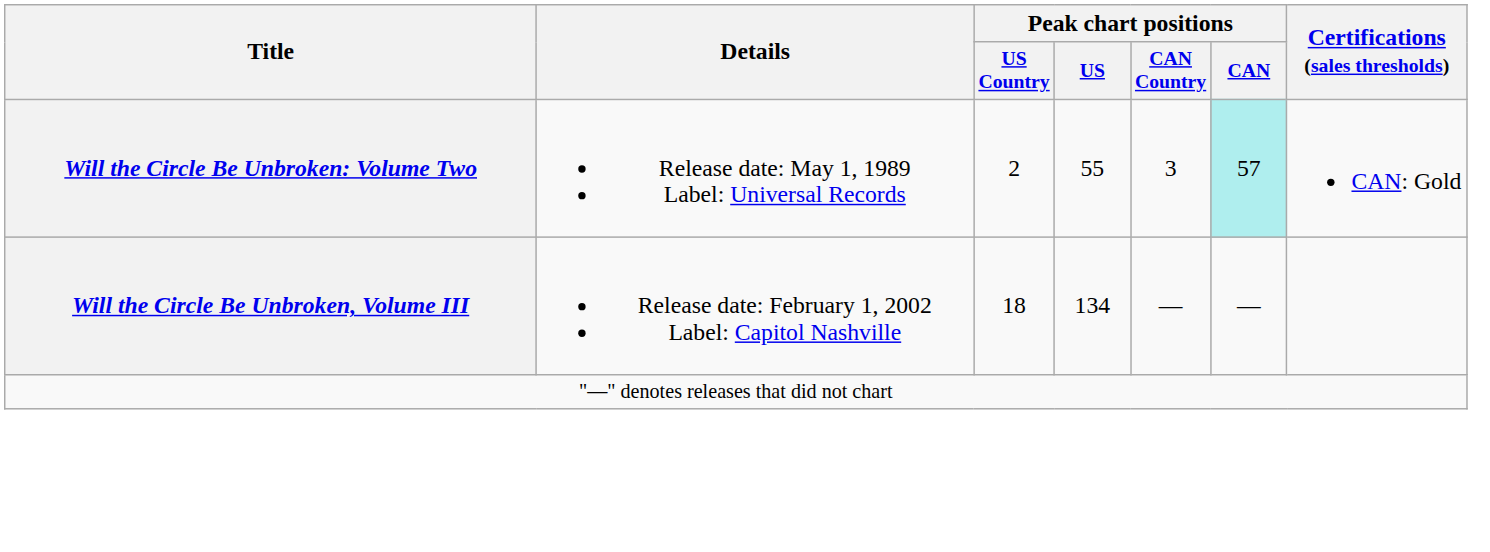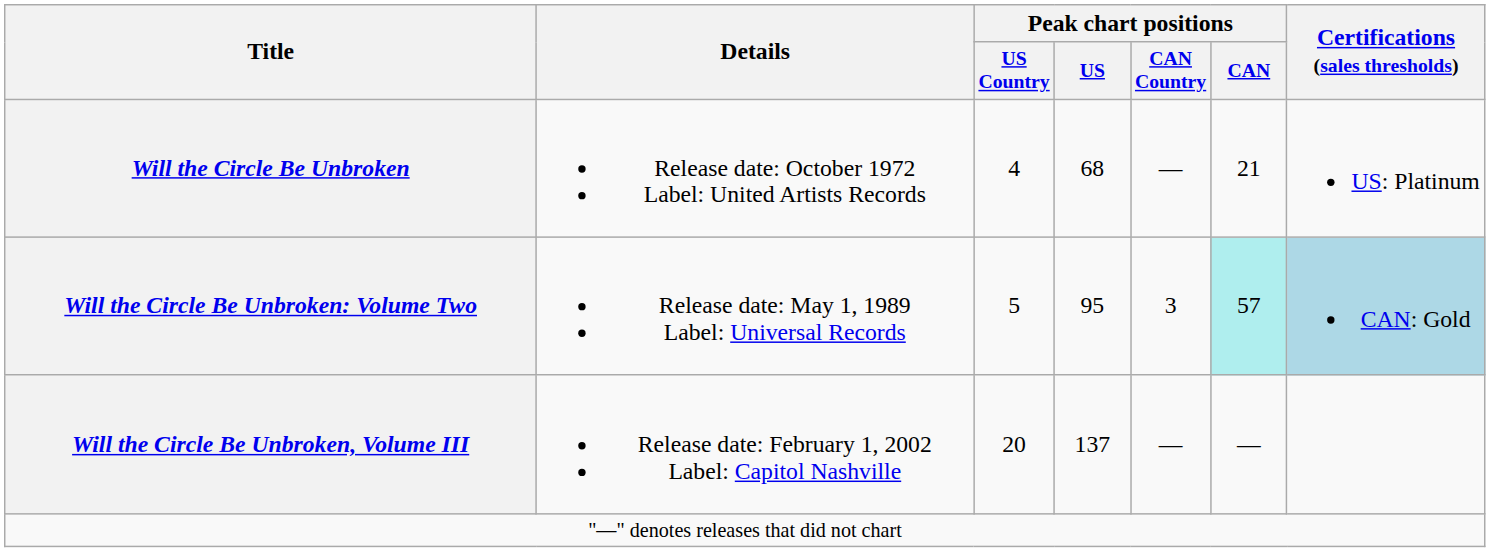+ row: (271, 167)
(1014, 167) 2 -> (1014, 306) 5
(1092, 167) 55 -> (1092, 306) 95
(1377, 181) no background -> (1386, 320) lightblue background
(1014, 306) 18 -> (1014, 444) 20
(1092, 306) 134 -> (1092, 444) 137
